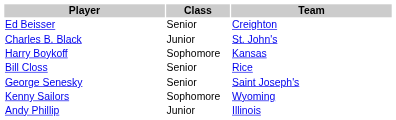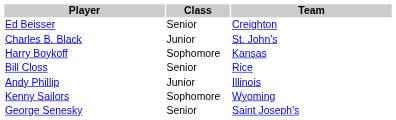rows swapped: (32, 111) <-> (44, 82)
